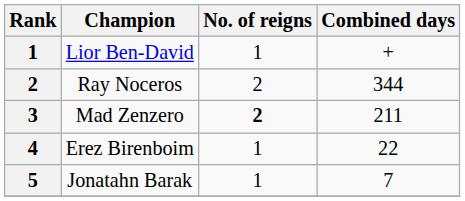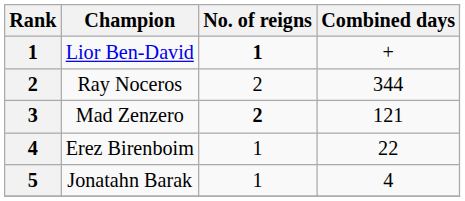(258, 52) normal -> (258, 52) bold
(388, 116) 211 -> (388, 116) 121
(388, 180) 7 -> (388, 180) 4
